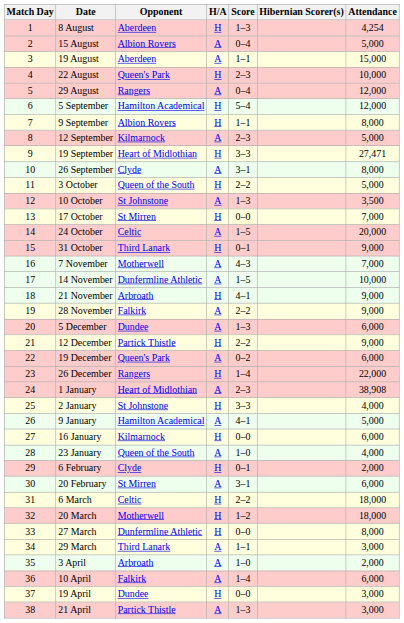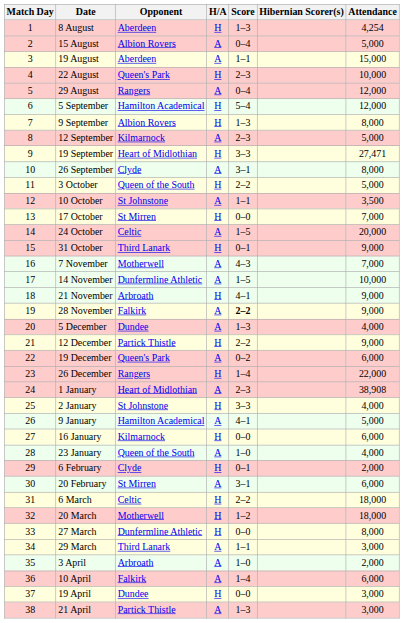(243, 122) 1–1 -> (243, 122) 1–3
(243, 201) 1–3 -> (243, 201) 1–1
(243, 311) normal -> (243, 311) bold
(373, 327) 6,000 -> (373, 327) 4,000
